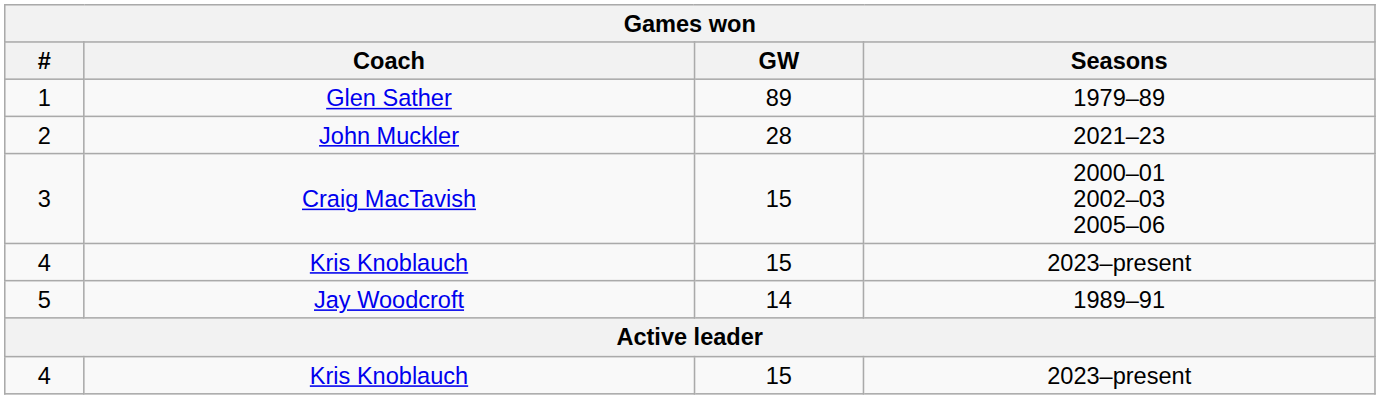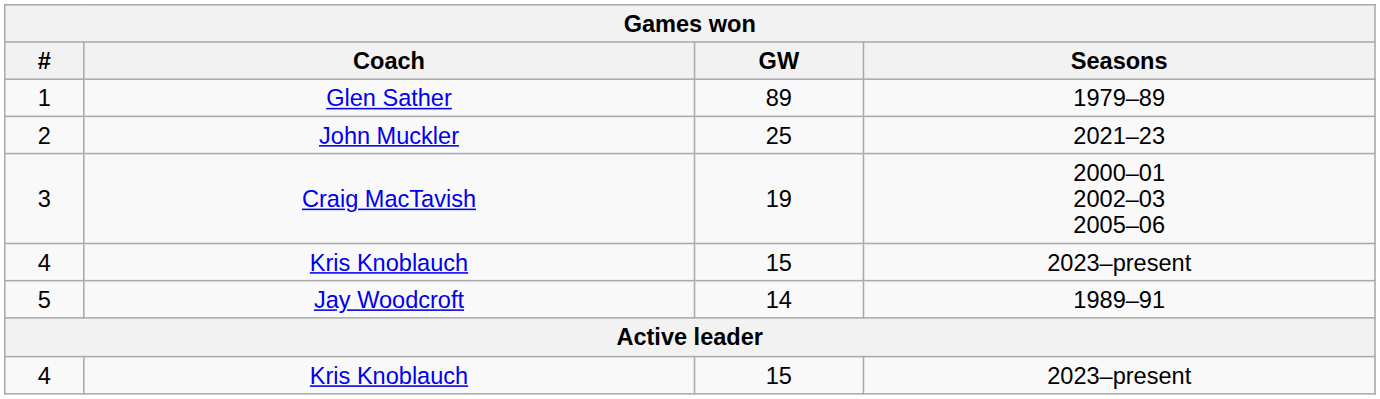(779, 136) 28 -> (779, 136) 25
(779, 199) 15 -> (779, 199) 19
